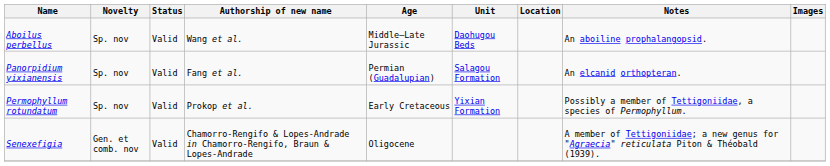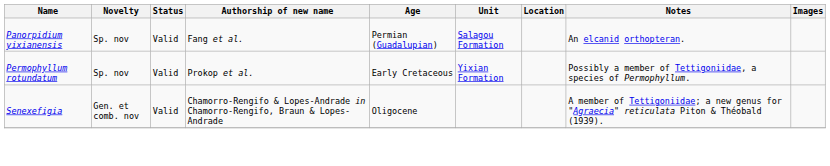- row: (29, 40)
